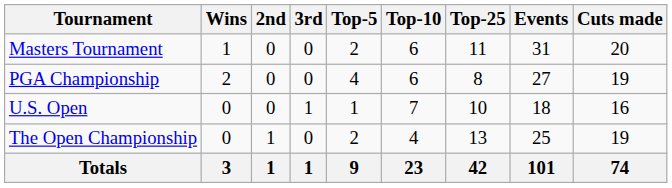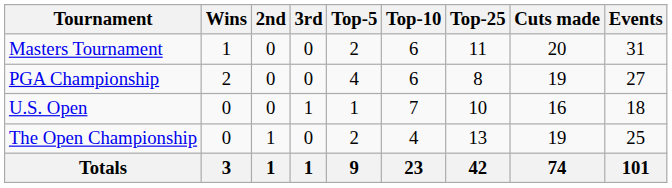columns swapped: (541, 19) <-> (620, 19)
